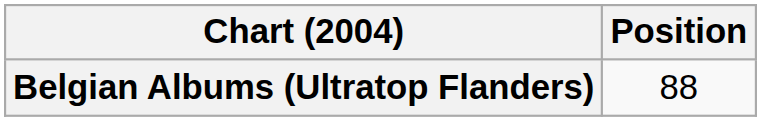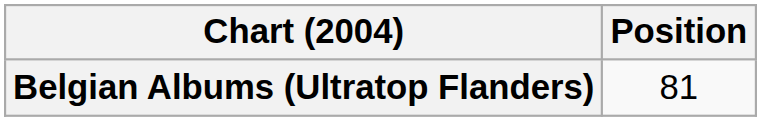(679, 87) 88 -> (679, 87) 81
